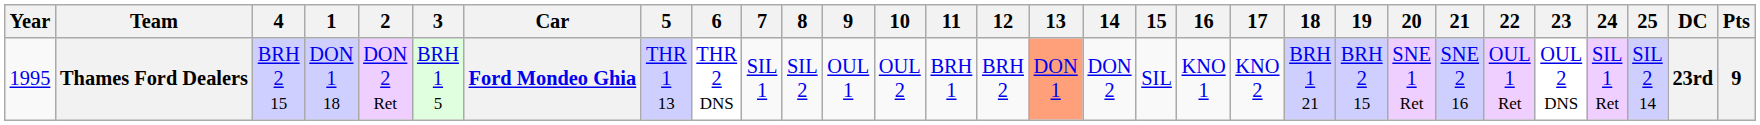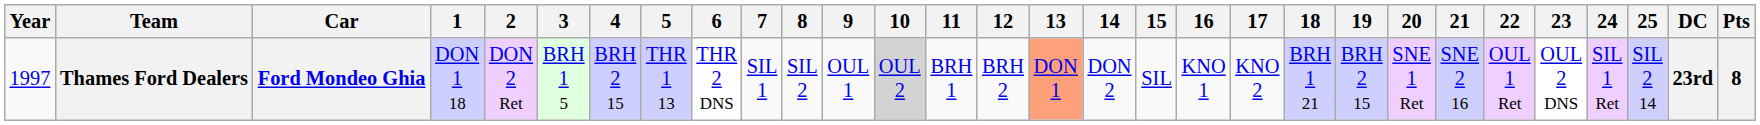columns swapped: (552, 20) <-> (279, 20)
(30, 78) 1995 -> (30, 78) 1997
(900, 78) no background -> (900, 78) lightgrey background
(1736, 78) 9 -> (1736, 78) 8
